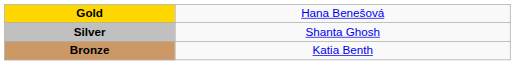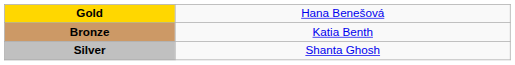rows swapped: (90, 32) <-> (90, 50)
